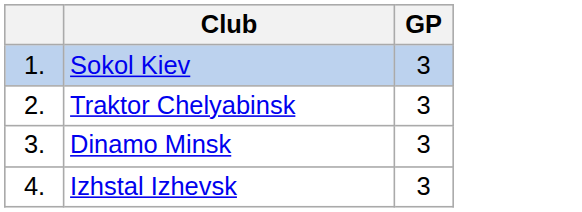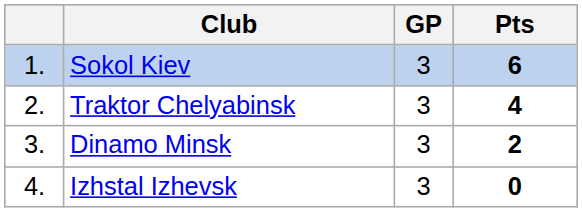+ column: (515, 24)
